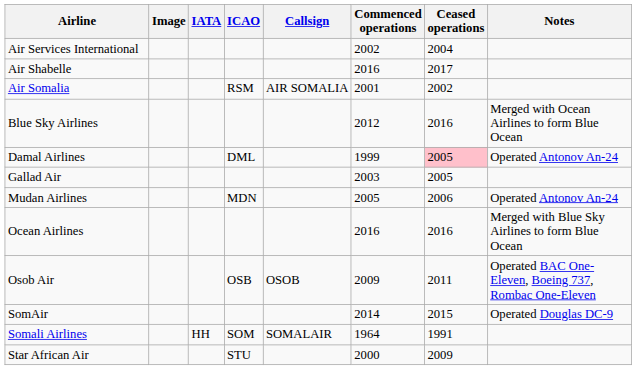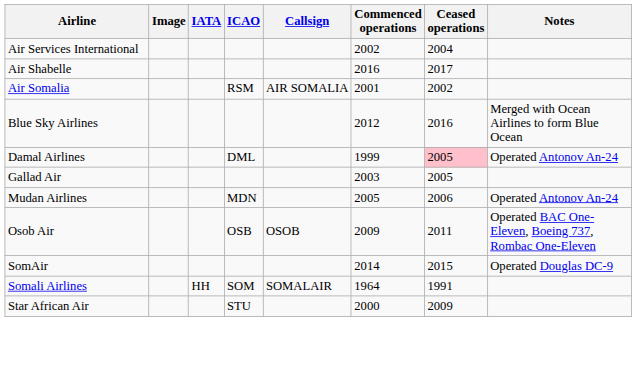- row: (46, 231)
